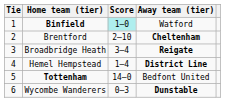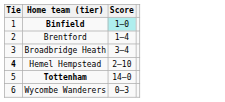- column: (176, 11)
(122, 38) 2–10 -> (122, 38) 1–4
(13, 64) normal -> (13, 64) bold
(122, 64) 1–4 -> (122, 64) 2–10
